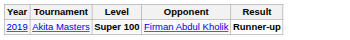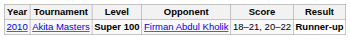+ column: (262, 12)
(17, 27) 2019 -> (17, 27) 2010
